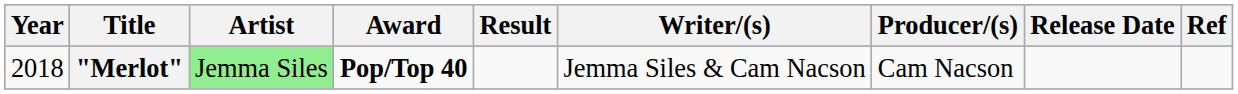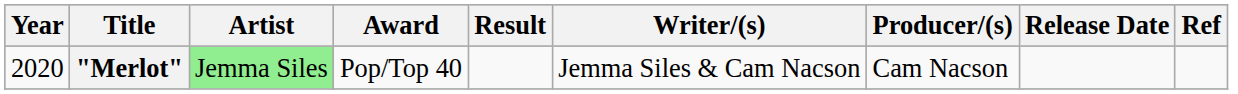(37, 67) 2018 -> (37, 67) 2020
(404, 67) bold -> (401, 67) normal
